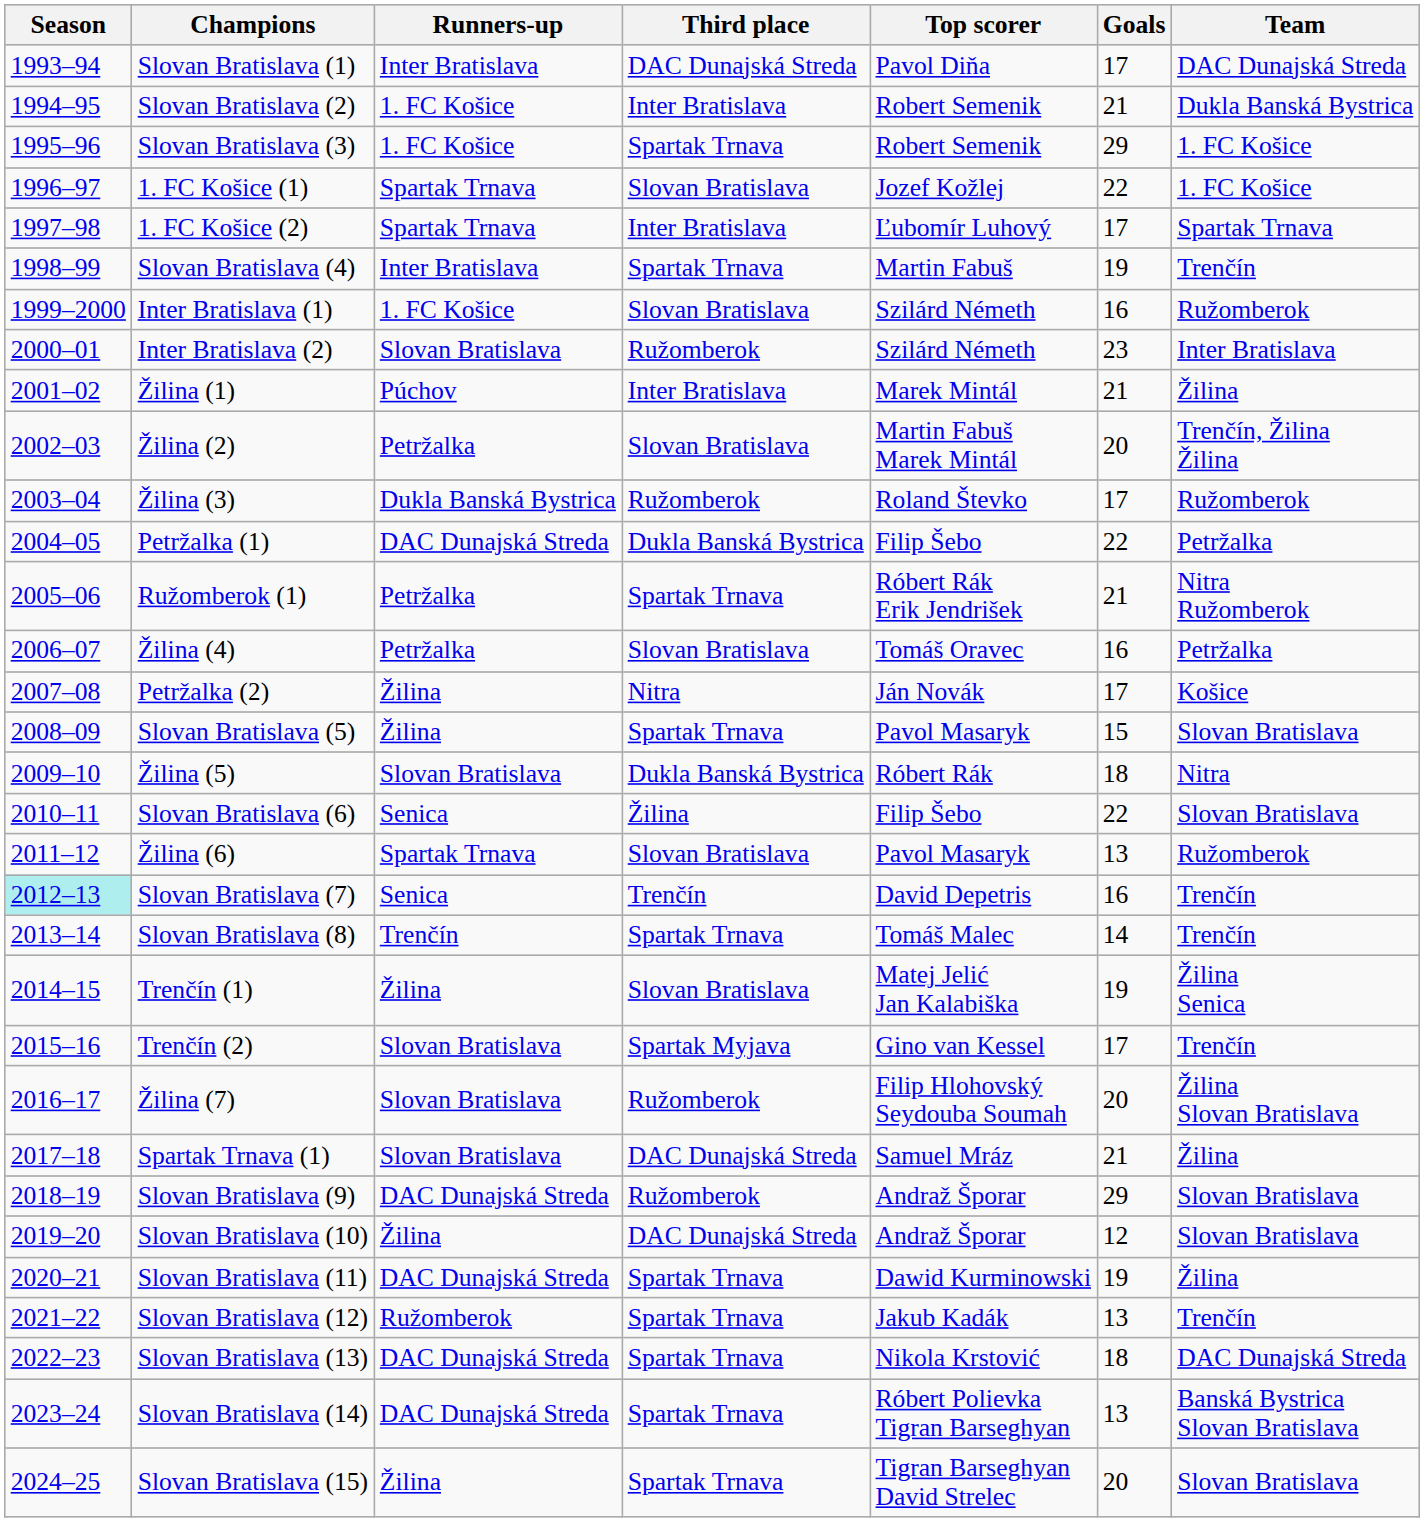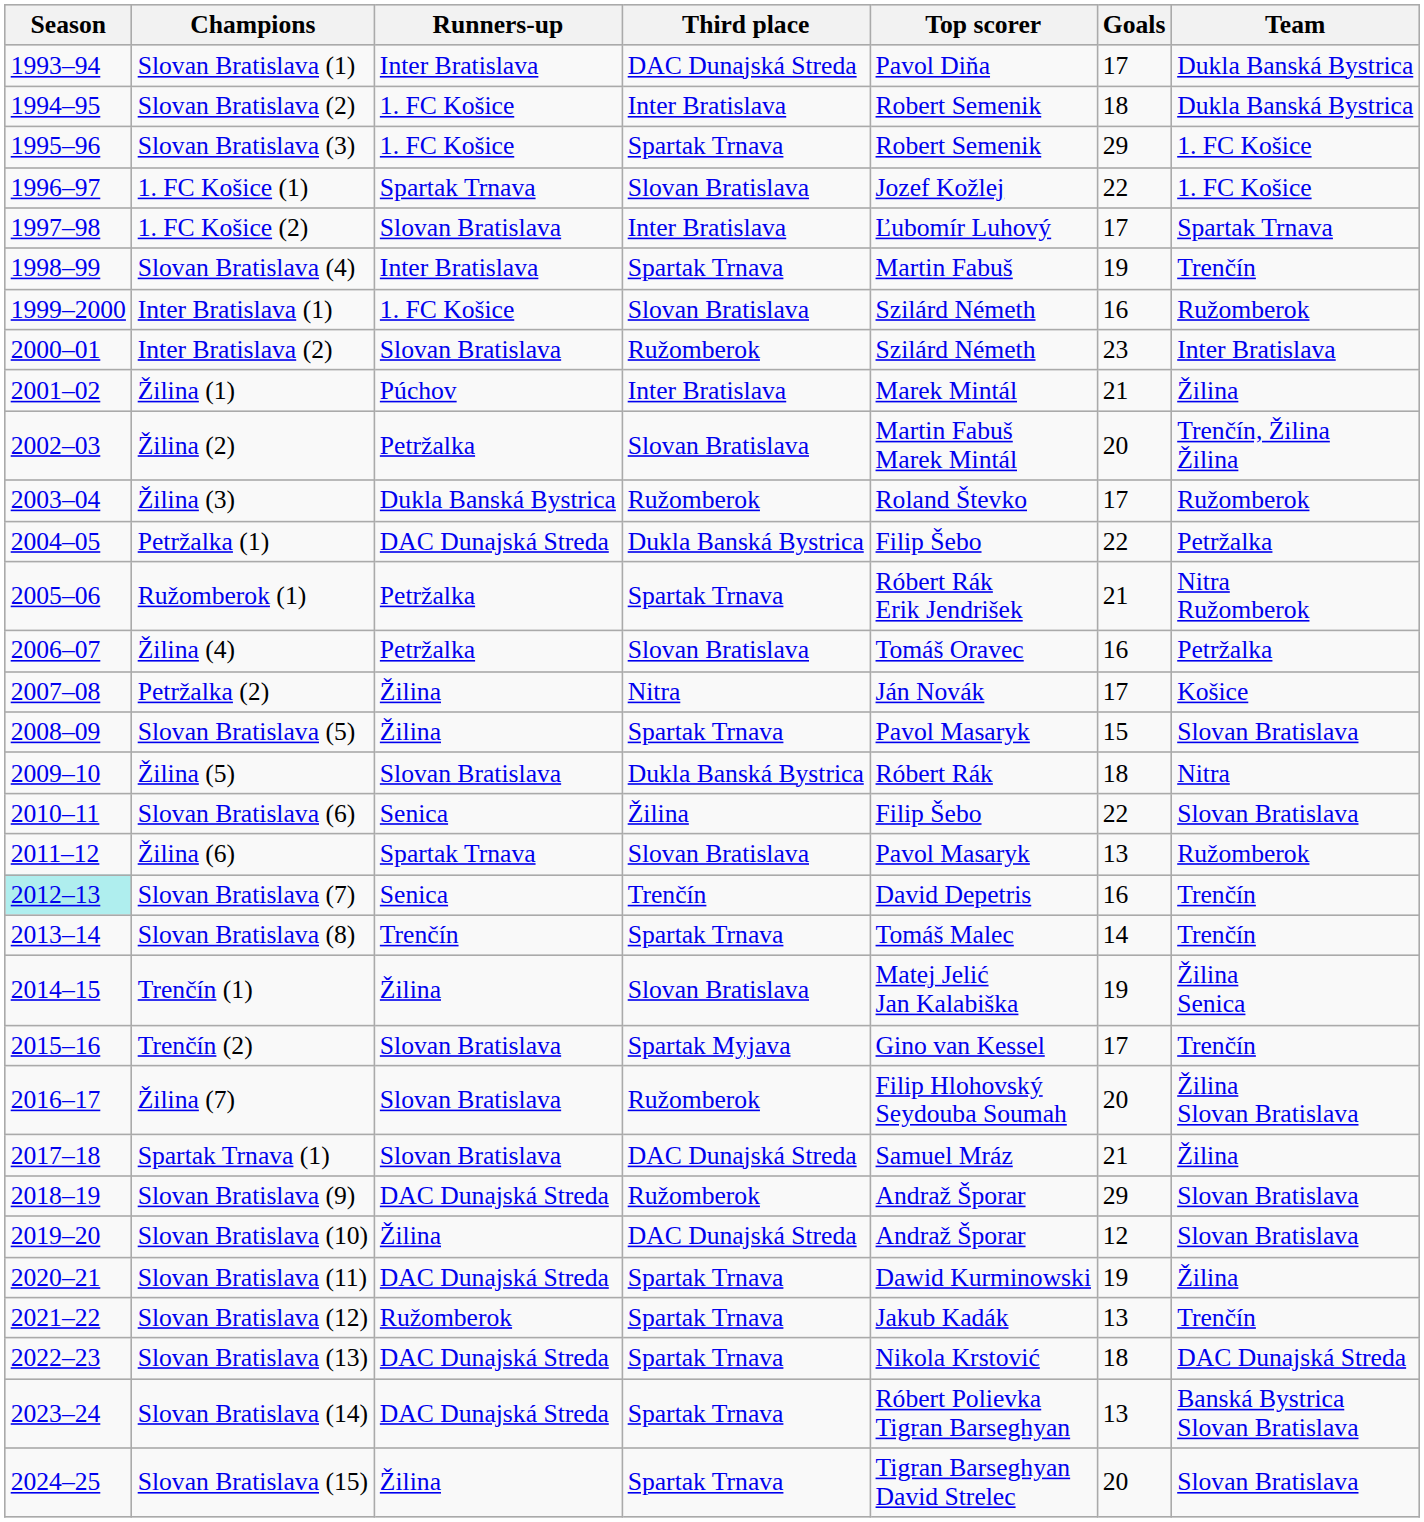(1292, 65) DAC Dunajská Streda -> (1295, 65) Dukla Banská Bystrica
(1116, 106) 21 -> (1116, 106) 18
(458, 227) Spartak Trnava -> (471, 227) Slovan Bratislava
